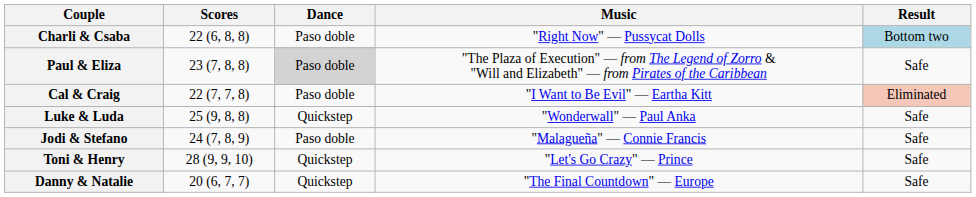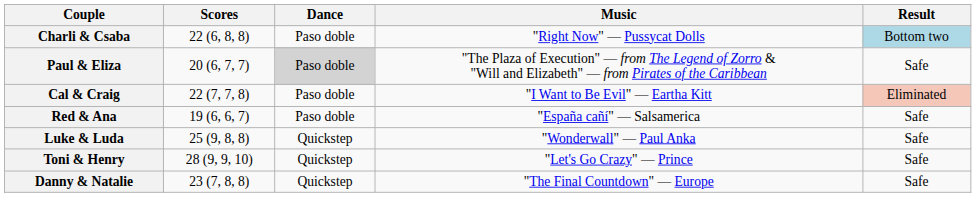(219, 66) 23 (7, 8, 8) -> (219, 66) 20 (6, 7, 7)
+ row: (84, 116)
- row: (84, 138)
(219, 181) 20 (6, 7, 7) -> (219, 181) 23 (7, 8, 8)
